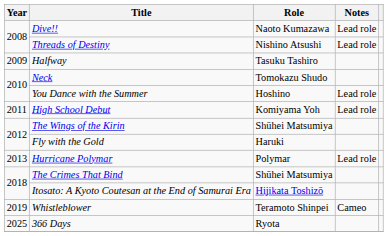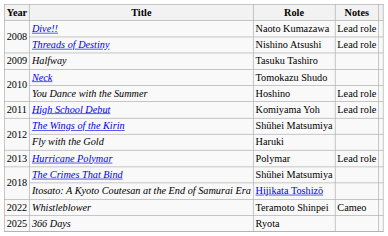(17, 207) 2019 -> (17, 207) 2022
